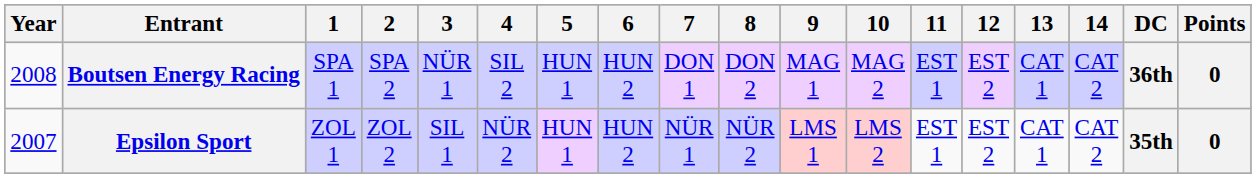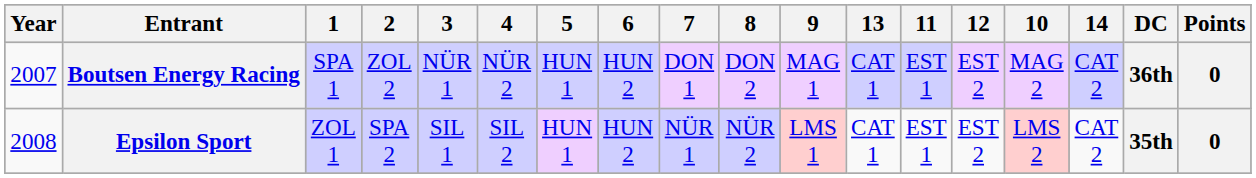columns swapped: (878, 23) <-> (1042, 23)
(33, 74) 2008 -> (33, 74) 2007
(389, 74) SPA 2 -> (389, 74) ZOL 2
(507, 74) SIL 2 -> (507, 74) NÜR 2
(33, 140) 2007 -> (33, 140) 2008
(389, 140) ZOL 2 -> (389, 140) SPA 2
(507, 140) NÜR 2 -> (507, 140) SIL 2
